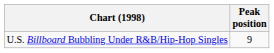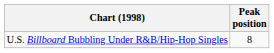(249, 39) 9 -> (249, 39) 8
